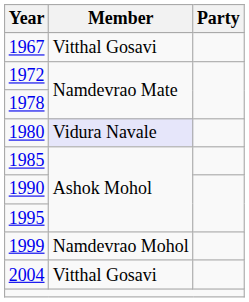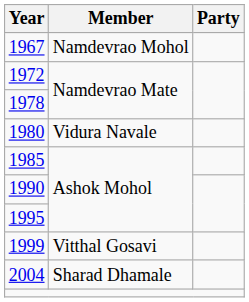(105, 47) Vitthal Gosavi -> (121, 47) Namdevrao Mohol
(105, 132) lavender background -> (105, 132) no background
(121, 246) Namdevrao Mohol -> (105, 246) Vitthal Gosavi
(105, 274) Vitthal Gosavi -> (112, 274) Sharad Dhamale
